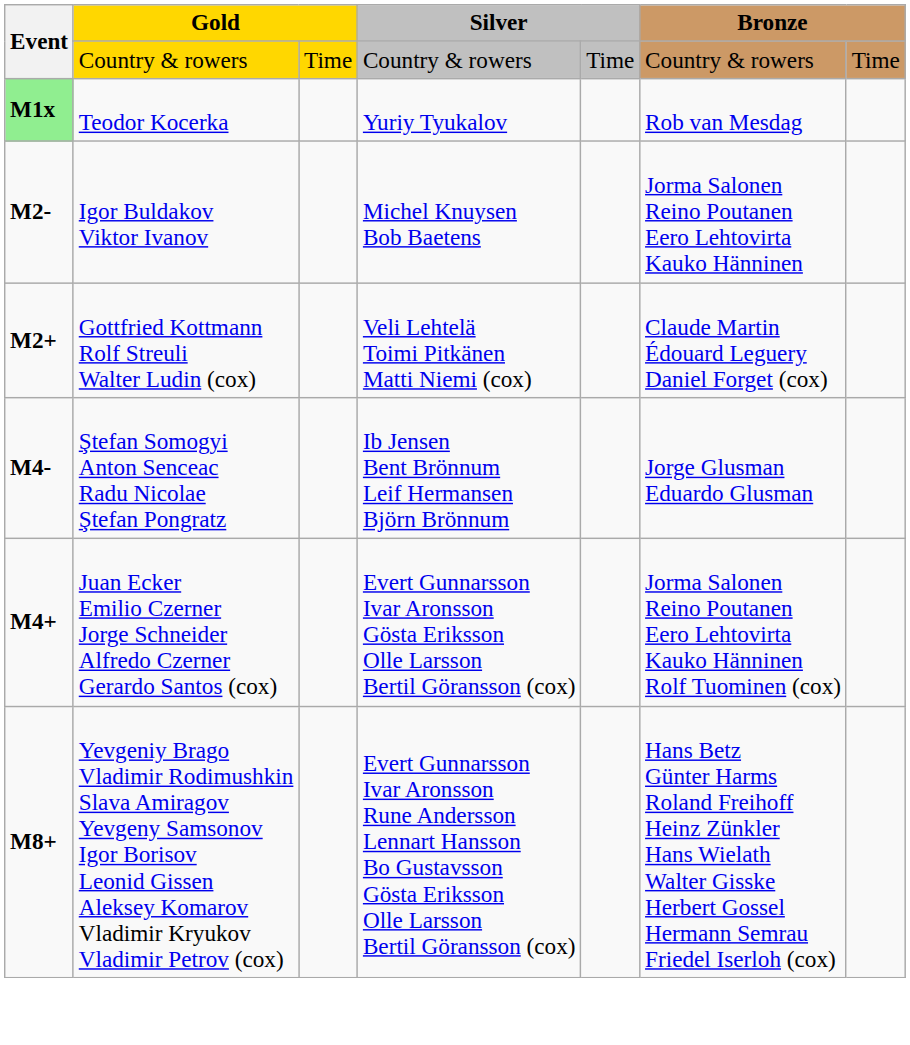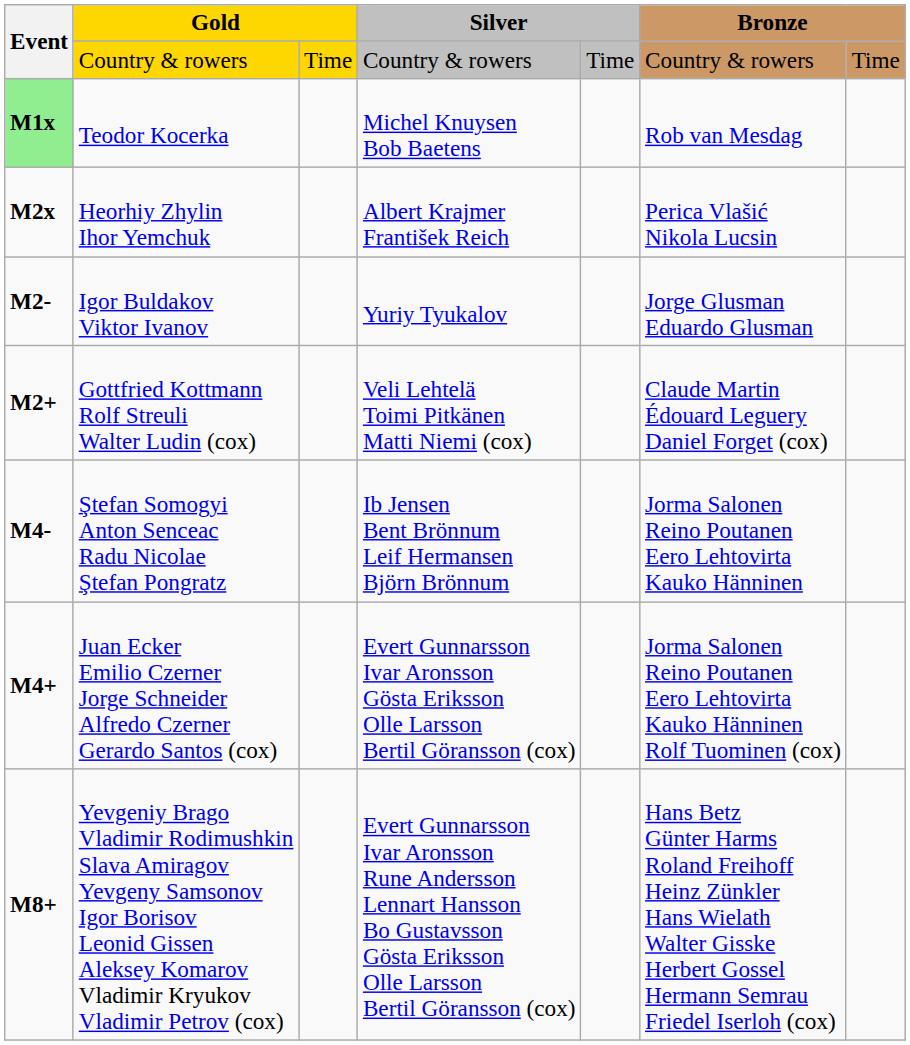(435, 122) Yuriy Tyukalov -> (440, 135) Michel Knuysen Bob Baetens
+ row: (151, 224)
(440, 224) Michel Knuysen Bob Baetens -> (435, 313) Yuriy Tyukalov
(724, 224) Jorma Salonen Reino Poutanen Eero Lehtovirta Kauko Hänninen -> (729, 313) Jorge Glusman Eduardo Glusman
(729, 480) Jorge Glusman Eduardo Glusman -> (724, 543) Jorma Salonen Reino Poutanen Eero Lehtovirta Kauko Hänninen
